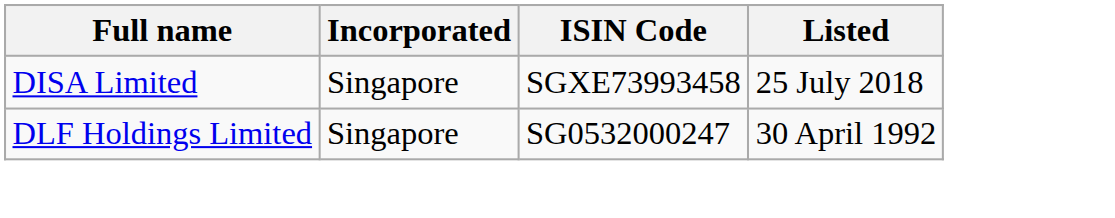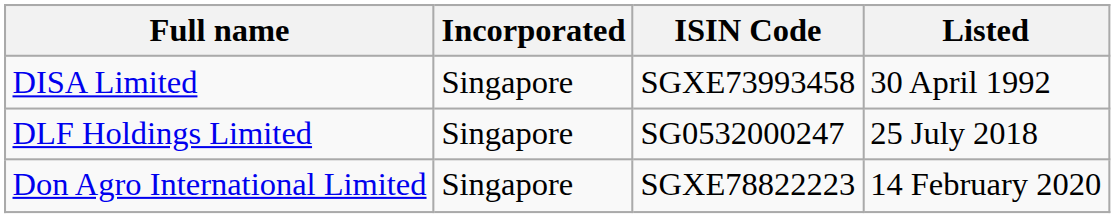(840, 81) 25 July 2018 -> (960, 81) 30 April 1992
(846, 133) 30 April 1992 -> (954, 133) 25 July 2018
+ row: (220, 184)
